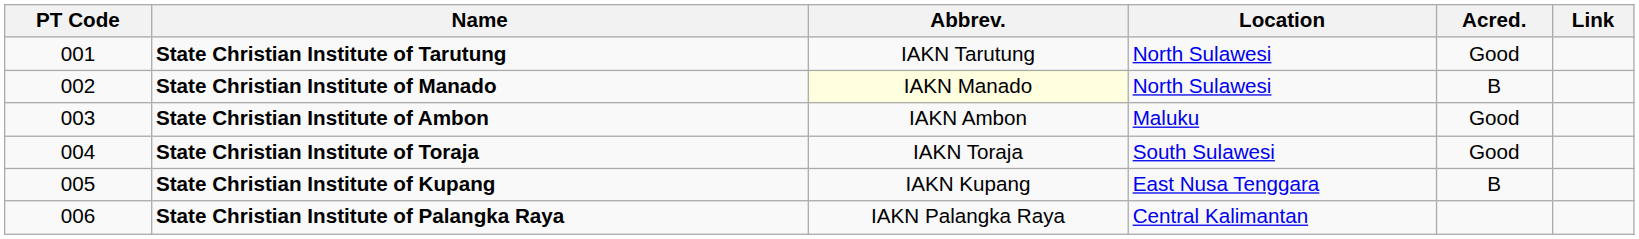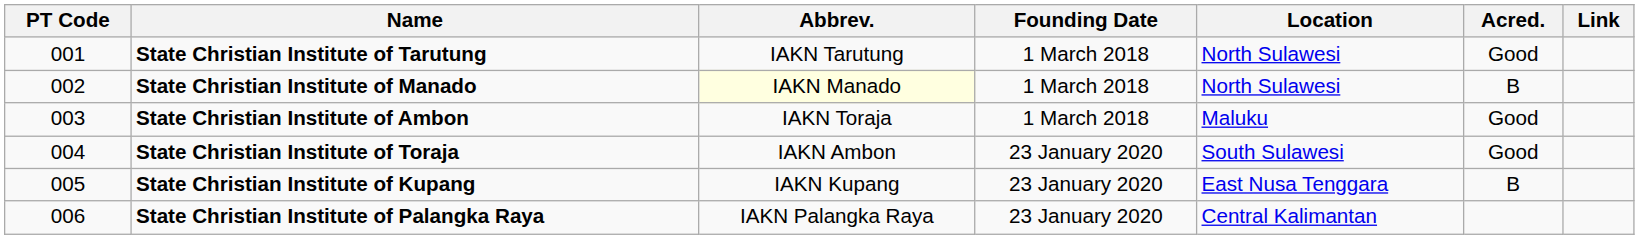+ column: (1086, 20)
(968, 119) IAKN Ambon -> (837, 119) IAKN Toraja
(968, 151) IAKN Toraja -> (837, 151) IAKN Ambon
